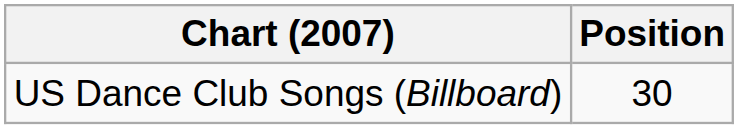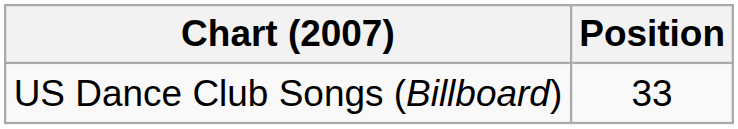(652, 92) 30 -> (652, 92) 33
